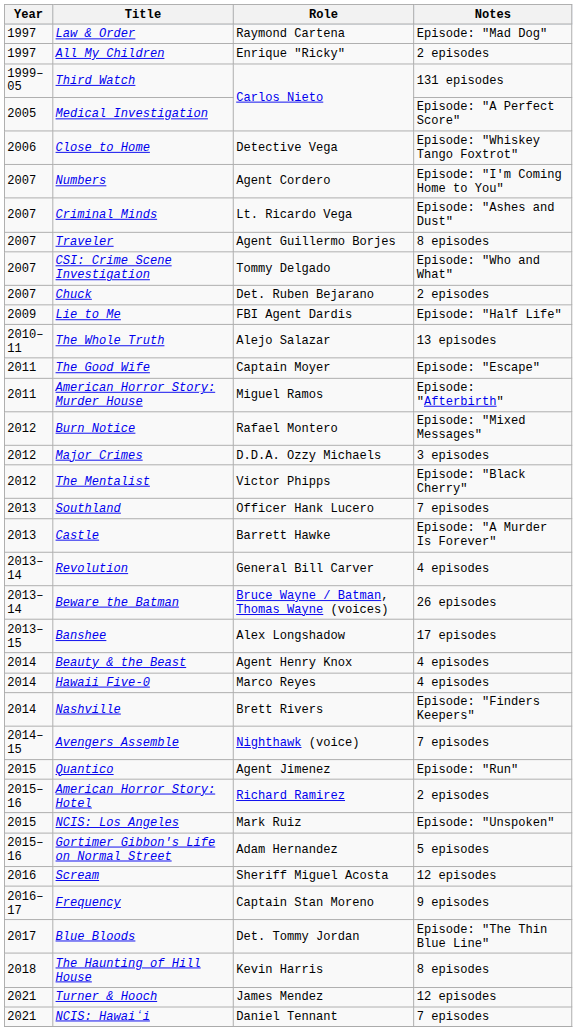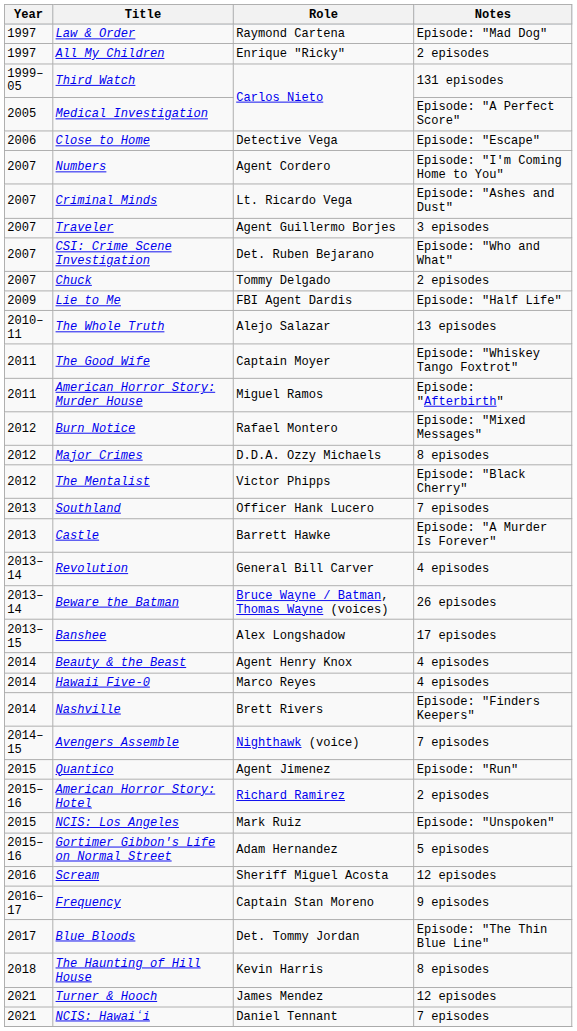(478, 148) Episode: "Whiskey Tango Foxtrot" -> (478, 141) Episode: "Escape"
(453, 242) 8 episodes -> (453, 228) 3 episodes
(283, 268) Tommy Delgado -> (305, 254) Det. Ruben Bejarano
(305, 295) Det. Ruben Bejarano -> (283, 281) Tommy Delgado
(478, 368) Episode: "Escape" -> (478, 361) Episode: "Whiskey Tango Foxtrot"
(453, 455) 3 episodes -> (453, 455) 8 episodes
